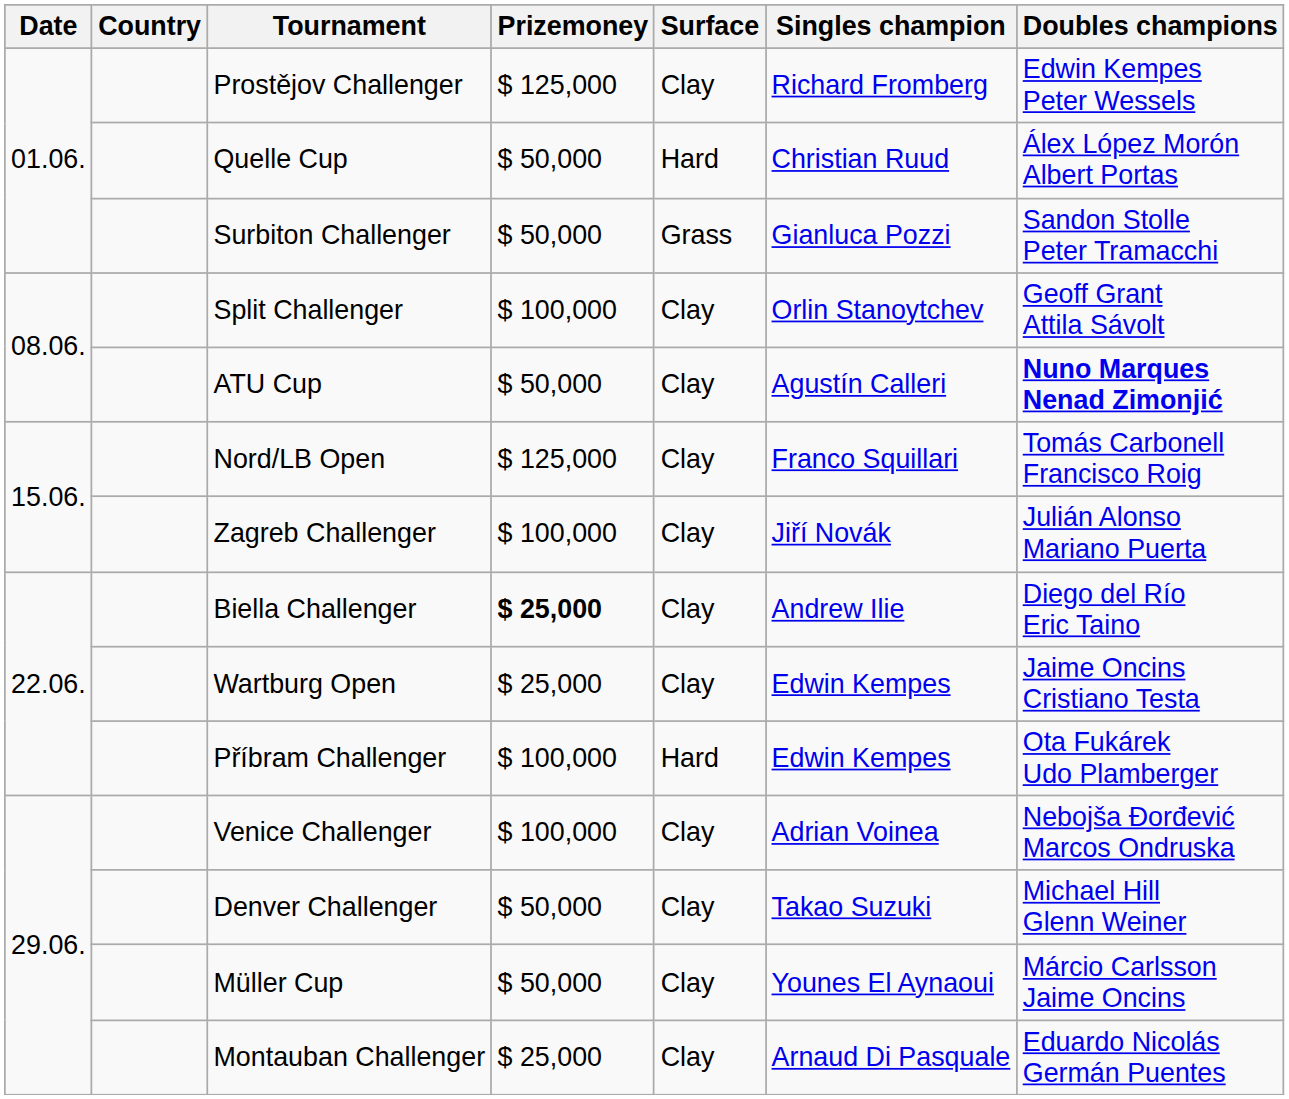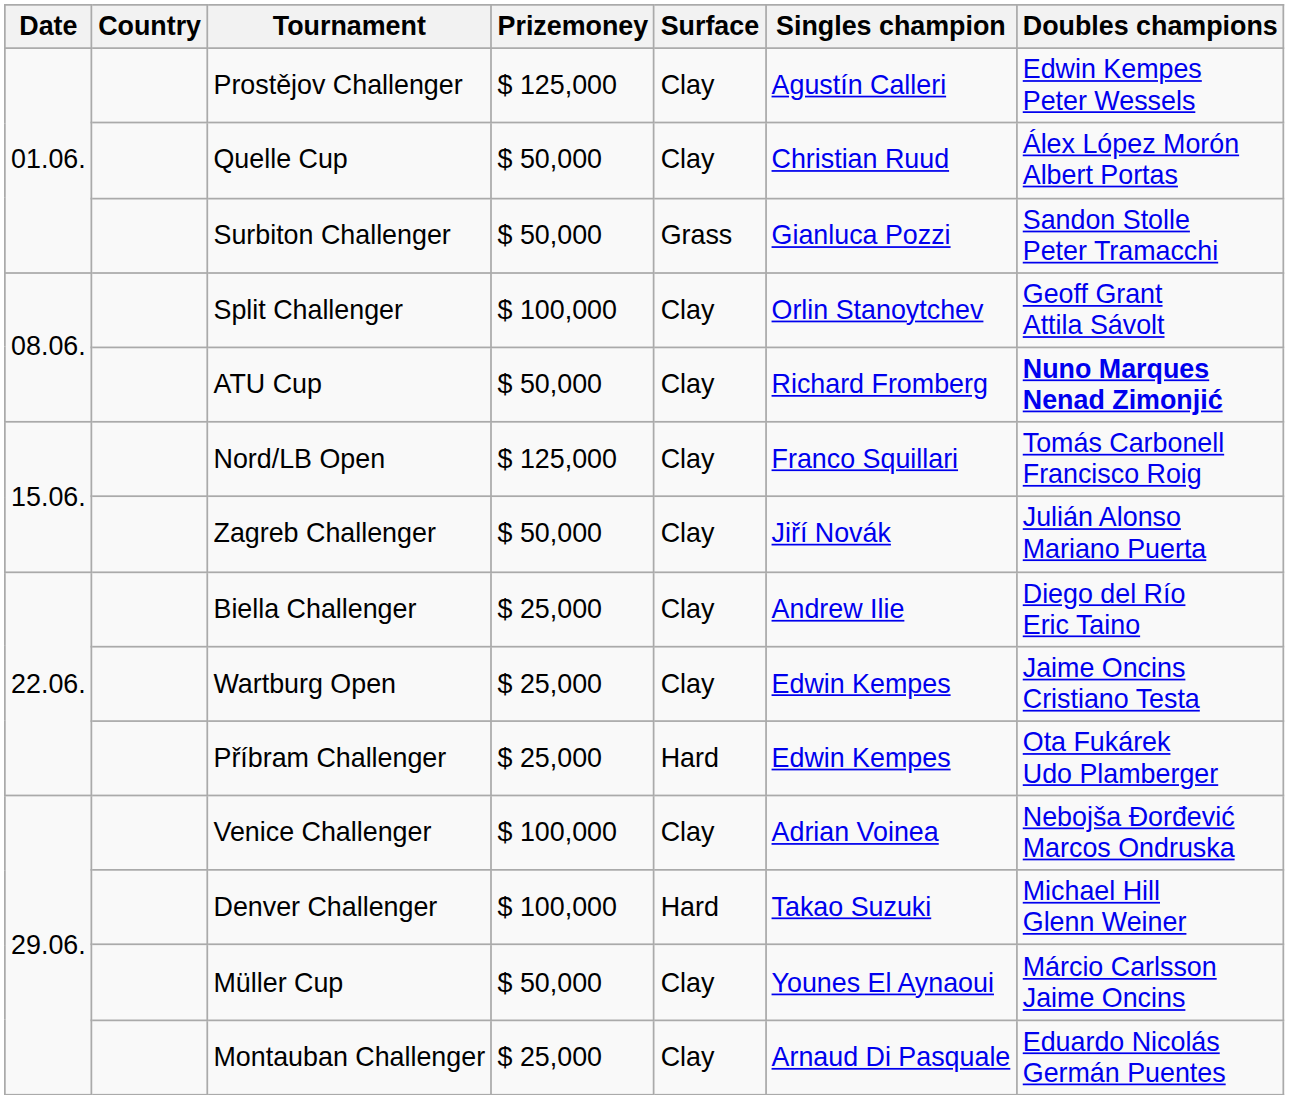(880, 84) Richard Fromberg -> (859, 84) Agustín Calleri
(690, 159) Hard -> (687, 159) Clay
(859, 383) Agustín Calleri -> (880, 383) Richard Fromberg
(557, 533) $ 100,000 -> (550, 533) $ 50,000
(550, 607) bold -> (550, 607) normal
(557, 757) $ 100,000 -> (550, 757) $ 25,000
(550, 906) $ 50,000 -> (557, 906) $ 100,000
(687, 906) Clay -> (690, 906) Hard
